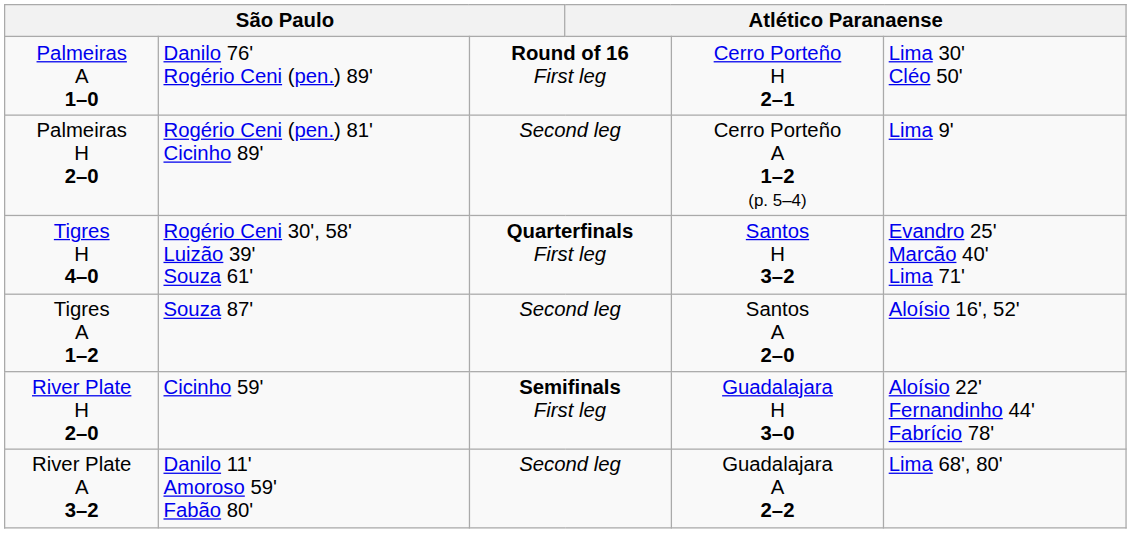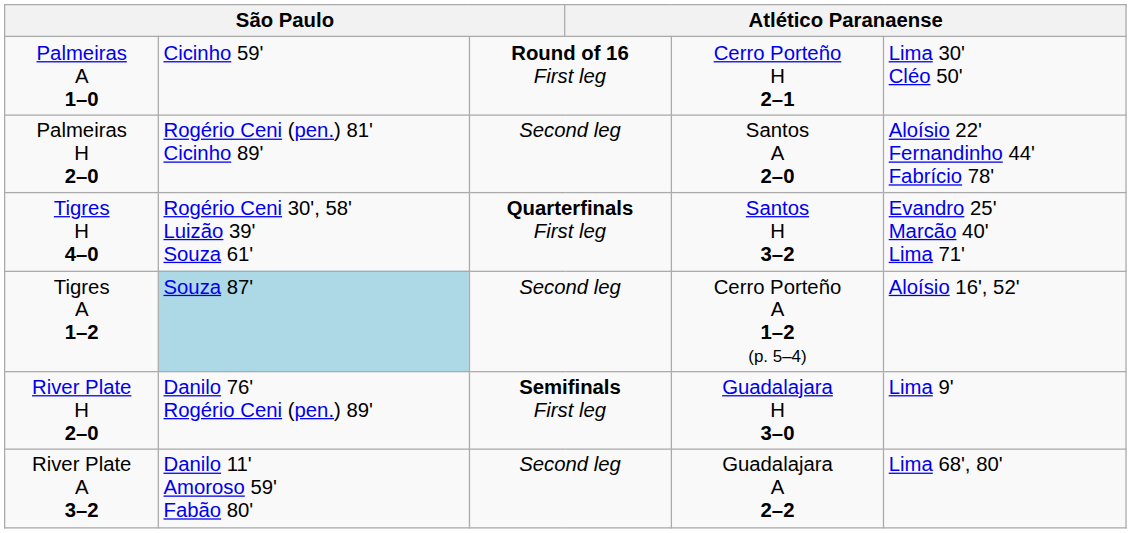(268, 64) Danilo 76' Rogério Ceni (pen.) 89' -> (213, 52) Cicinho 59'
(777, 165) Cerro Porteño A 1–2 (p. 5–4) -> (777, 153) Santos A 2–0
(921, 130) Lima 9' -> (962, 153) Aloísio 22' Fernandinho 44' Fabrício 78'
(208, 309) no background -> (208, 286) lightblue background
(777, 332) Santos A 2–0 -> (777, 320) Cerro Porteño A 1–2 (p. 5–4)
(213, 387) Cicinho 59' -> (268, 398) Danilo 76' Rogério Ceni (pen.) 89'
(962, 410) Aloísio 22' Fernandinho 44' Fabrício 78' -> (921, 387) Lima 9'
